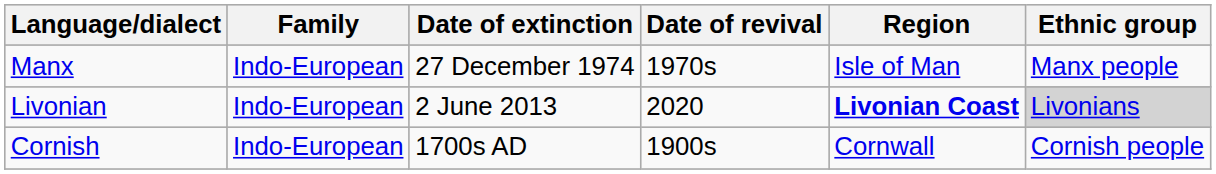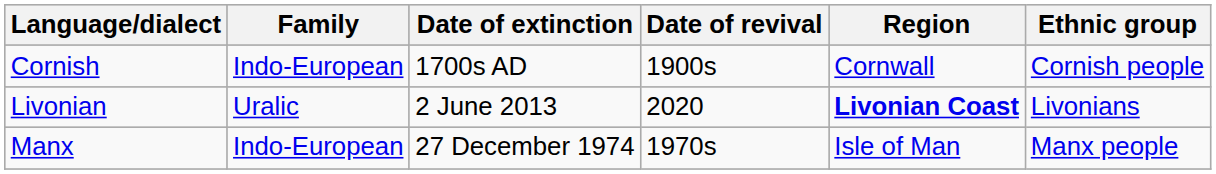rows swapped: (55, 147) <-> (42, 65)
(318, 106) Indo-European -> (266, 106) Uralic
(1085, 106) lightgrey background -> (1085, 106) no background
